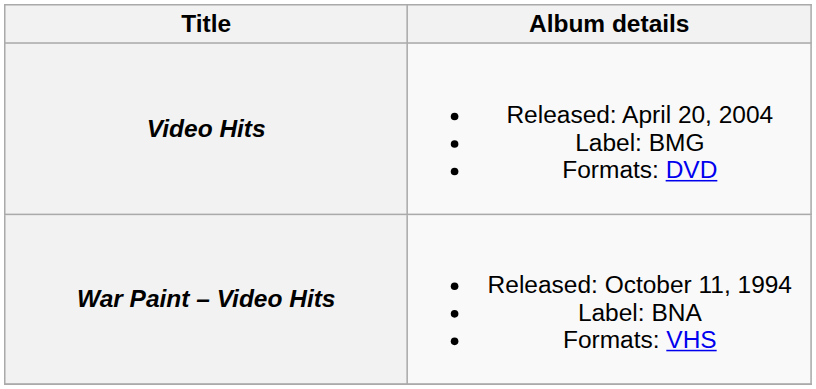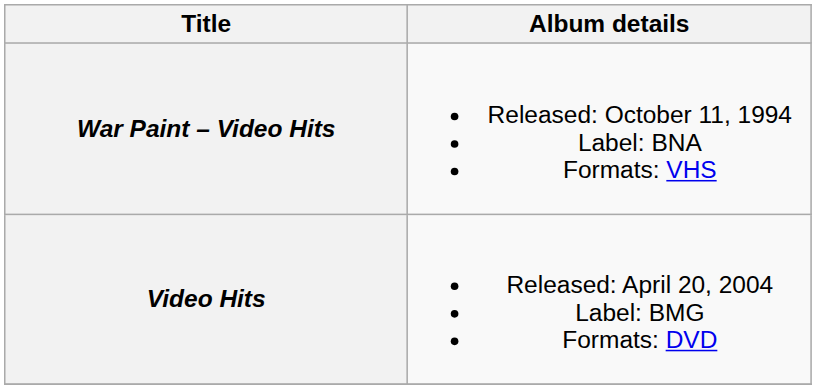rows swapped: (206, 298) <-> (206, 128)
